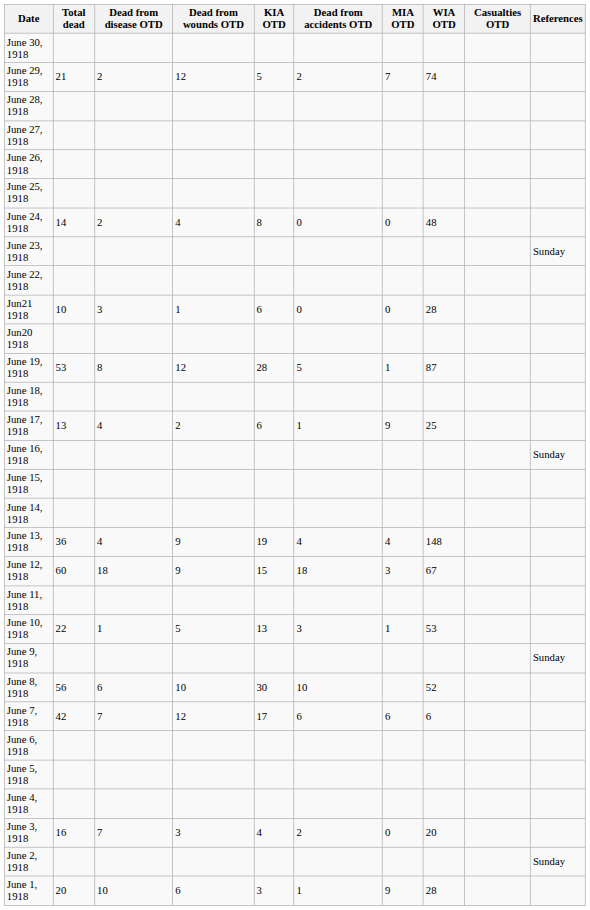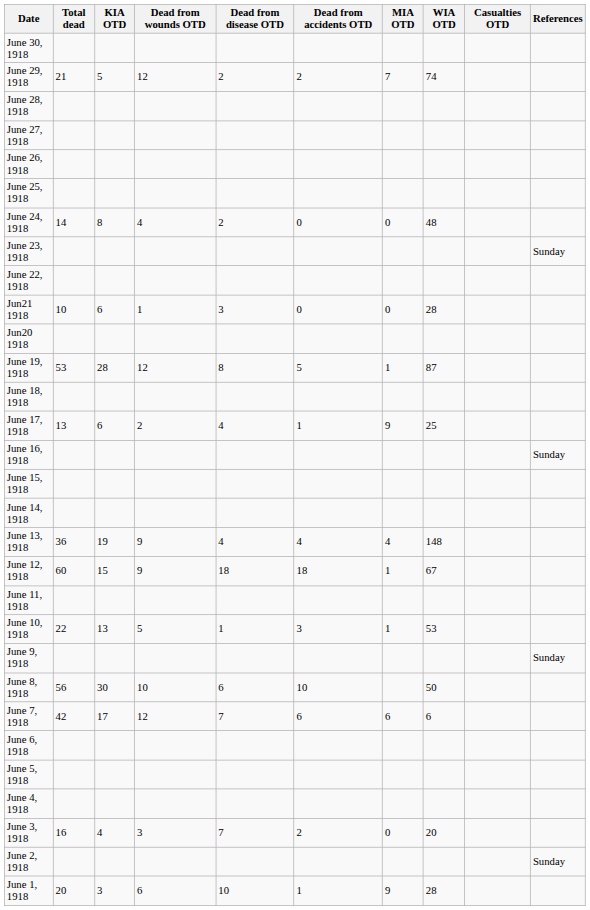columns swapped: (274, 19) <-> (134, 19)
(388, 571) 3 -> (388, 571) 1
(431, 687) 52 -> (431, 687) 50
